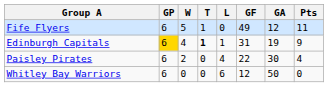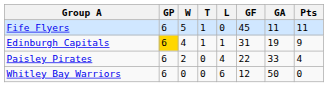(244, 28) 49 -> (244, 28) 45
(273, 28) 12 -> (273, 28) 11
(203, 43) bold -> (203, 43) normal
(273, 58) 30 -> (273, 58) 33
